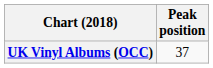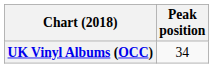(182, 52) 37 -> (182, 52) 34
